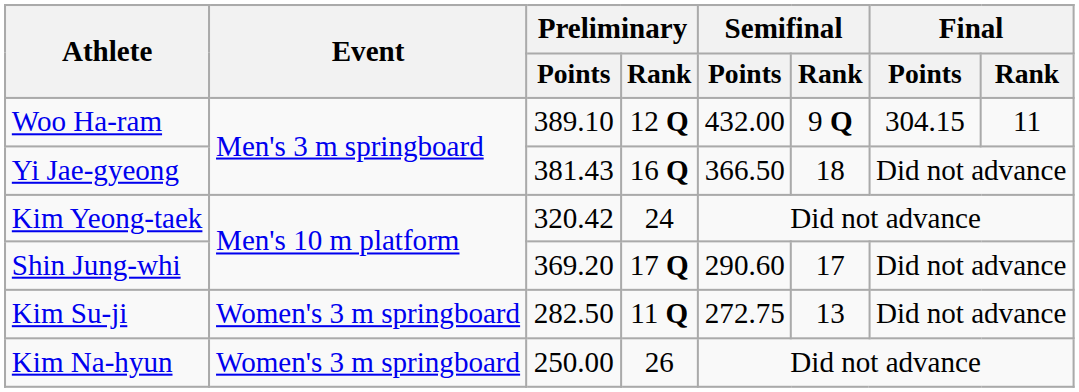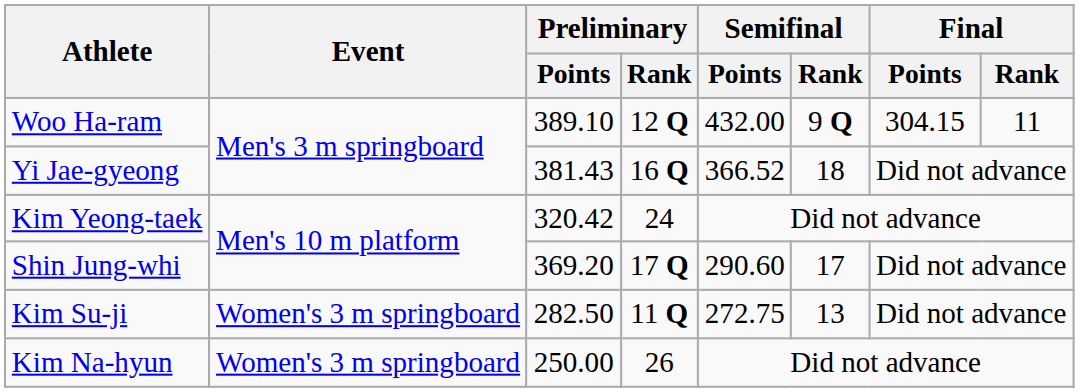(745, 170) 366.50 -> (745, 170) 366.52
